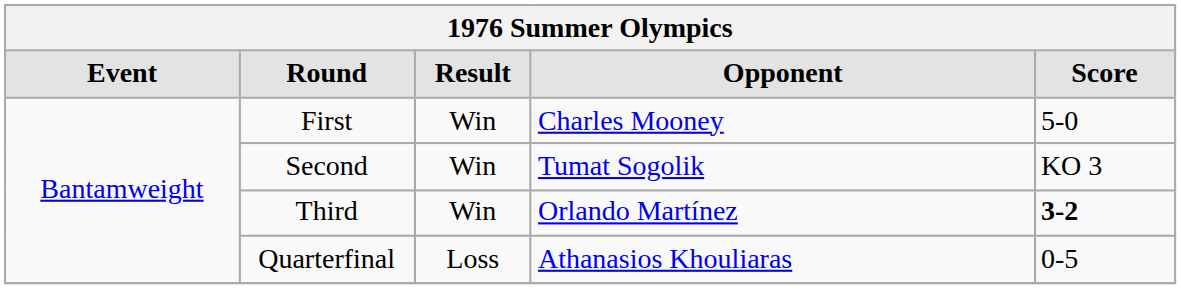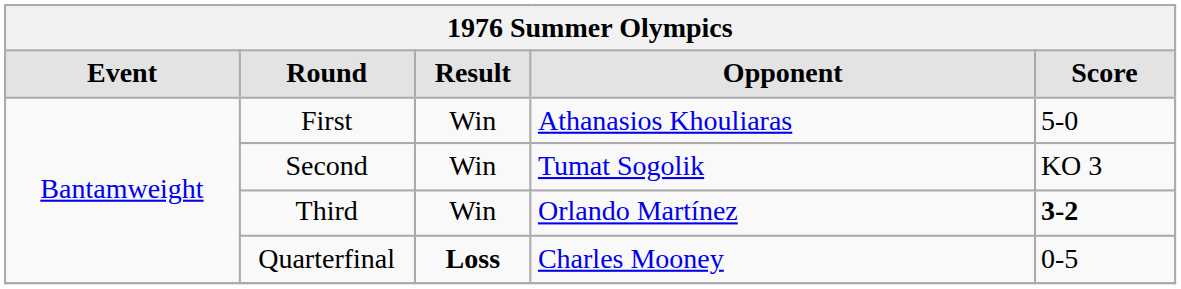(631, 119) Charles Mooney -> (665, 119) Athanasios Khouliaras
(473, 258) normal -> (473, 258) bold
(665, 258) Athanasios Khouliaras -> (631, 258) Charles Mooney
